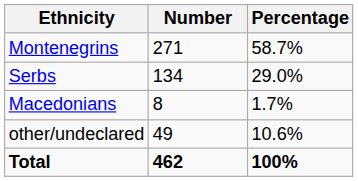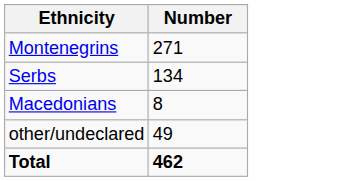- column: (300, 18)
